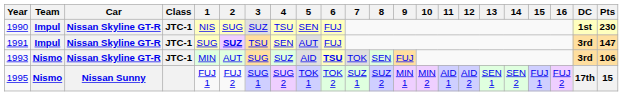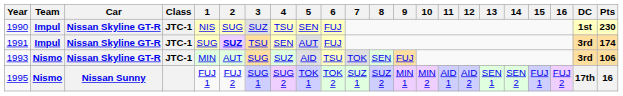(608, 42) 147 -> (608, 42) 174
(333, 57) bold -> (333, 57) normal
(608, 78) 15 -> (608, 78) 16
